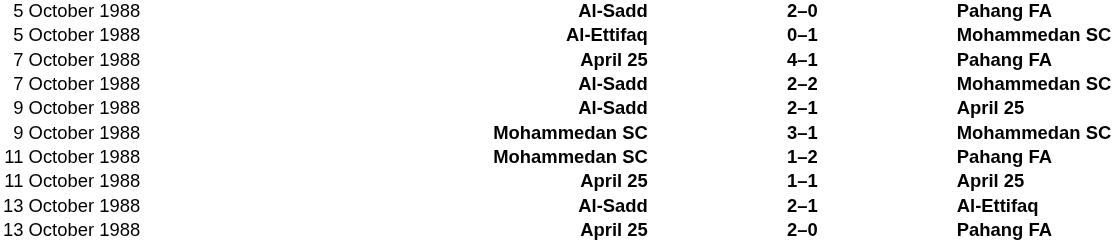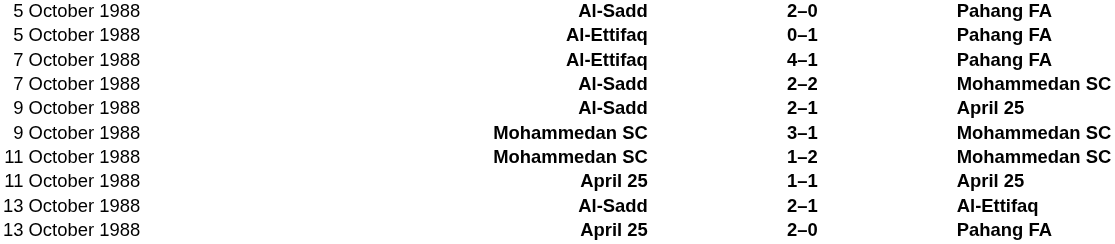(1034, 35) Mohammedan SC -> (1004, 35) Pahang FA
(614, 59) April 25 -> (607, 59) Al-Ettifaq
(1004, 157) Pahang FA -> (1034, 157) Mohammedan SC
